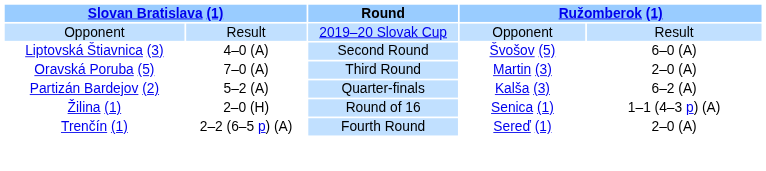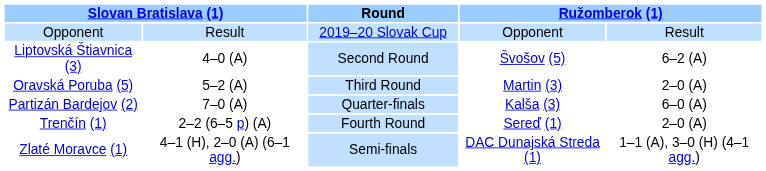(674, 51) 6–0 (A) -> (684, 58) 6–2 (A)
(246, 70) 7–0 (A) -> (225, 85) 5–2 (A)
(246, 89) 5–2 (A) -> (225, 104) 7–0 (A)
(674, 89) 6–2 (A) -> (684, 104) 6–0 (A)
- row: (94, 107)
+ row: (73, 150)
